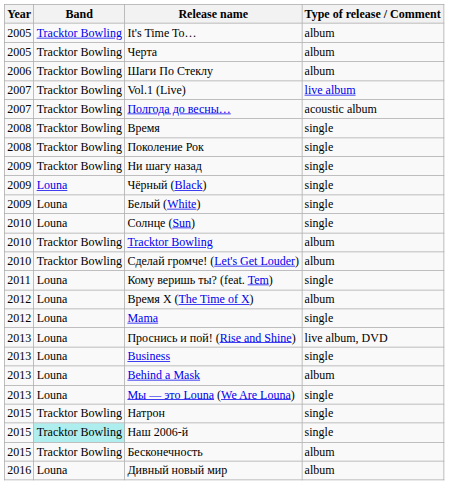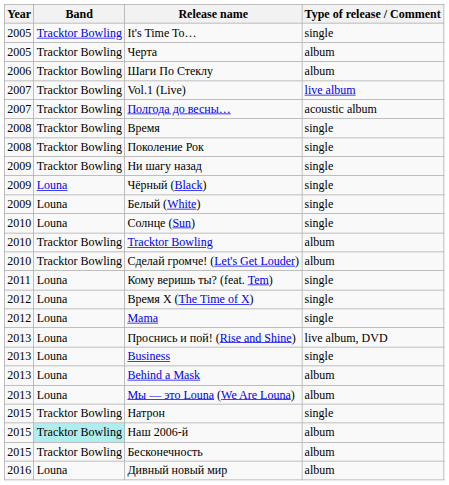(320, 33) album -> (319, 33) single
(320, 299) album -> (319, 299) single
(319, 394) single -> (320, 394) album
(319, 432) single -> (320, 432) album
